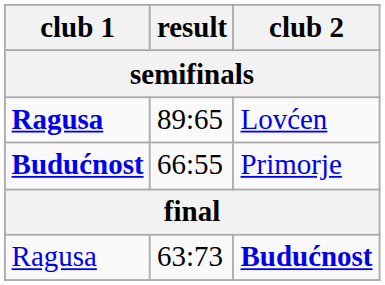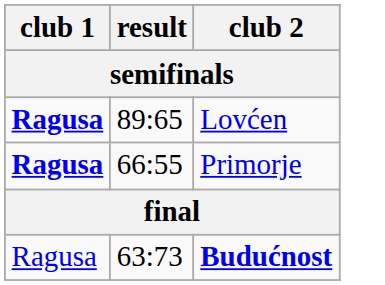(78, 165) Budućnost -> (57, 165) Ragusa
